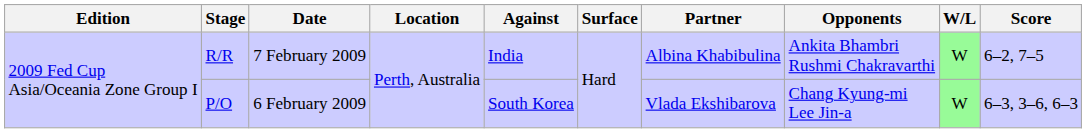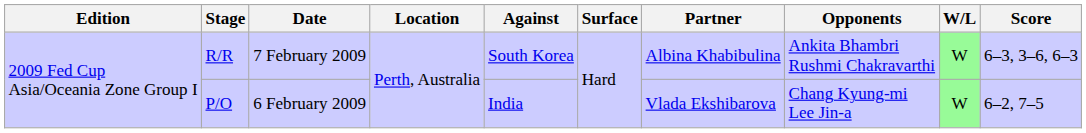(506, 55) India -> (531, 55) South Korea
(1014, 55) 6–2, 7–5 -> (1031, 55) 6–3, 3–6, 6–3
(531, 102) South Korea -> (506, 102) India
(1031, 102) 6–3, 3–6, 6–3 -> (1014, 102) 6–2, 7–5
